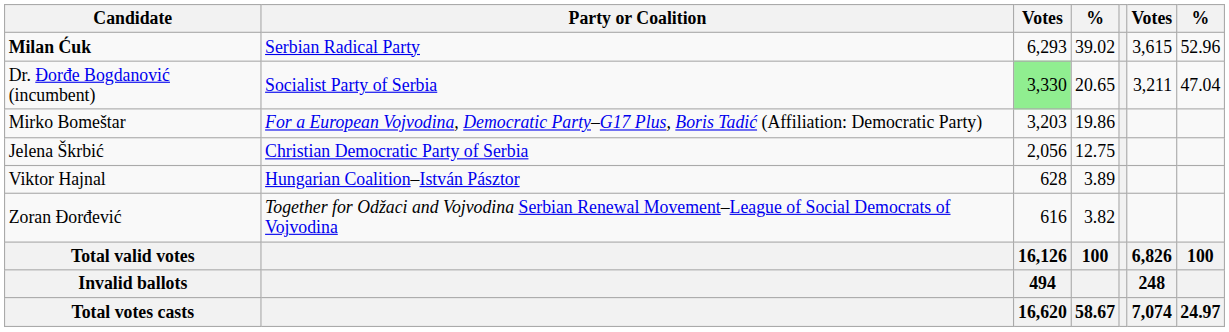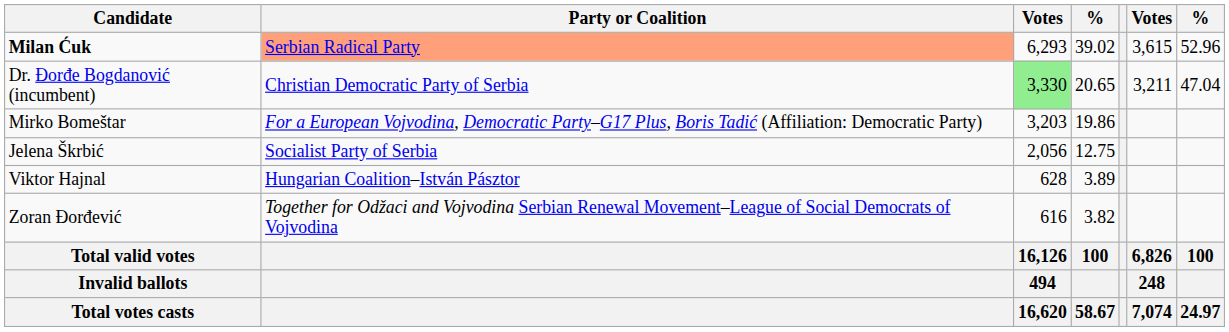(343, 46) no background -> (343, 46) lightsalmon background
(351, 84) Socialist Party of Serbia -> (397, 84) Christian Democratic Party of Serbia
(397, 151) Christian Democratic Party of Serbia -> (351, 151) Socialist Party of Serbia
